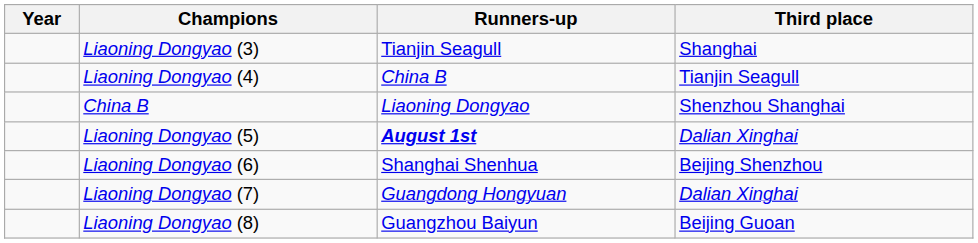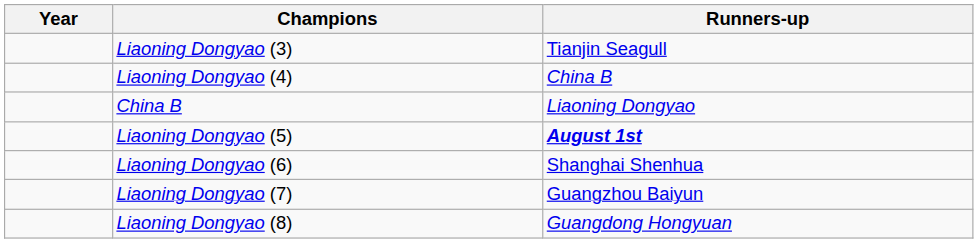- column: (824, 19)
(474, 194) Guangdong Hongyuan -> (625, 194) Guangzhou Baiyun
(459, 223) Guangzhou Baiyun -> (639, 223) Guangdong Hongyuan
